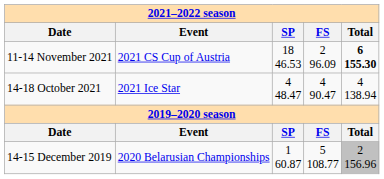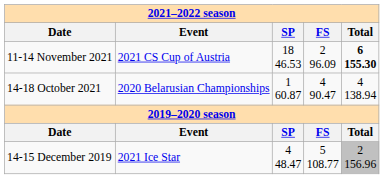(149, 89) 2021 Ice Star -> (194, 89) 2020 Belarusian Championships
(288, 89) 4 48.47 -> (288, 89) 1 60.87
(194, 157) 2020 Belarusian Championships -> (149, 157) 2021 Ice Star
(288, 157) 1 60.87 -> (288, 157) 4 48.47
